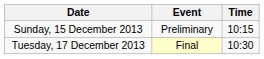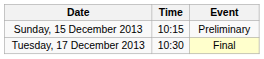columns swapped: (241, 12) <-> (187, 12)
